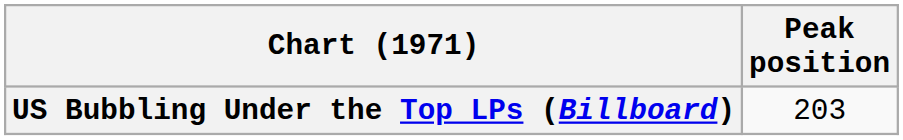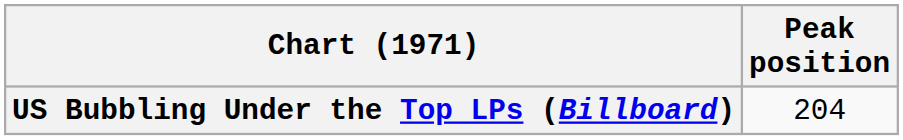(820, 111) 203 -> (820, 111) 204
